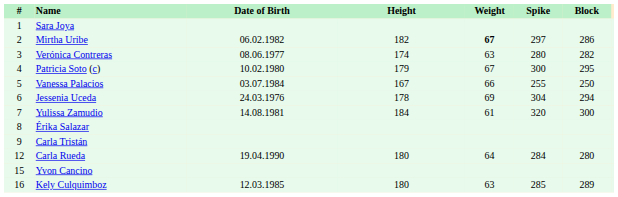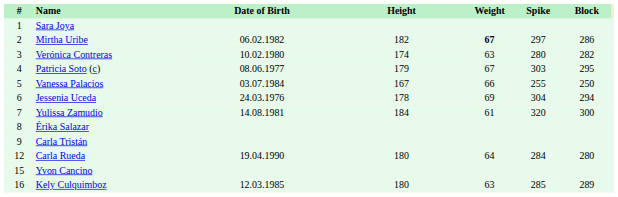(262, 54) 08.06.1977 -> (262, 54) 10.02.1980
(262, 69) 10.02.1980 -> (262, 69) 08.06.1977
(538, 69) 300 -> (538, 69) 303
